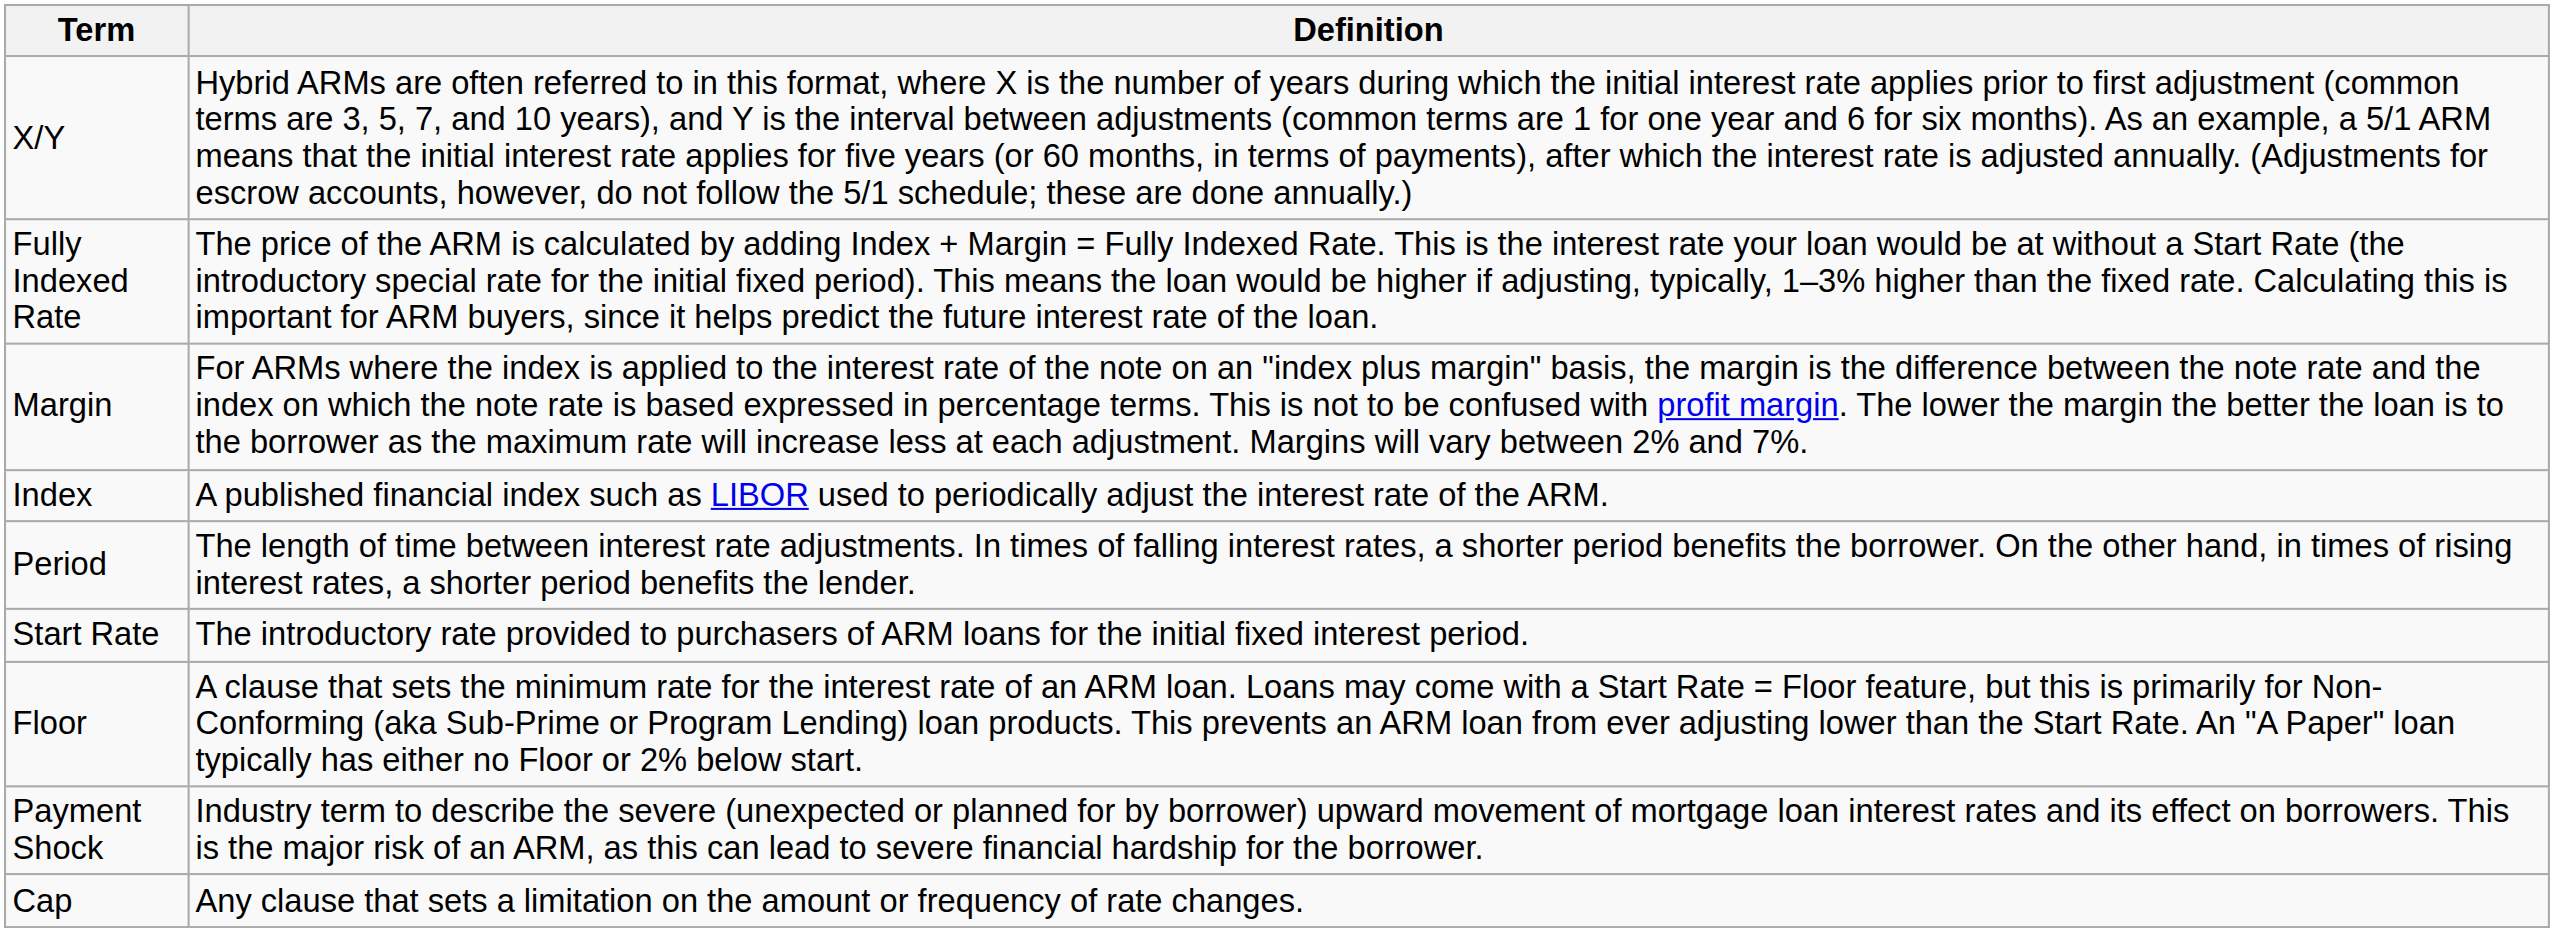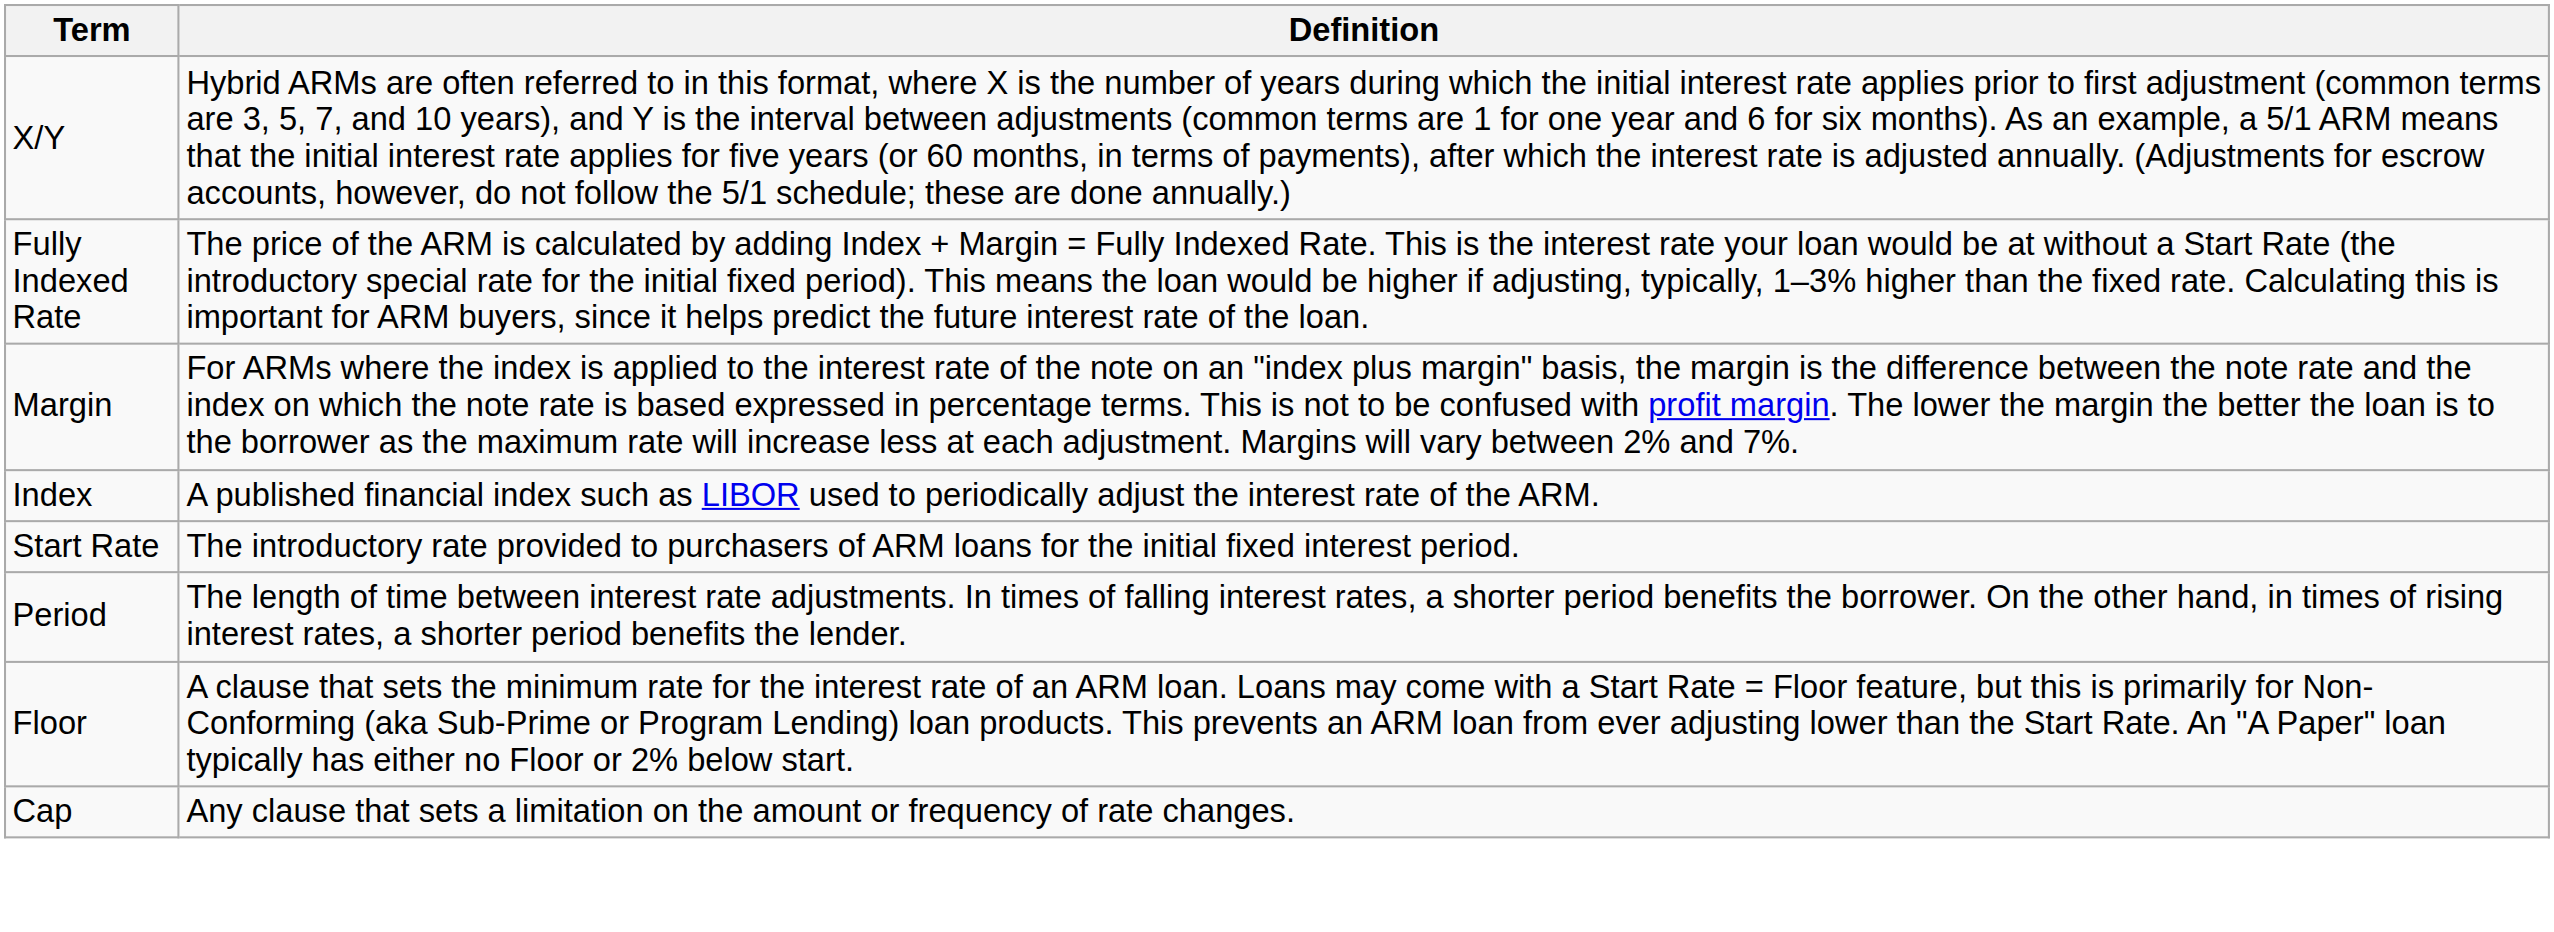rows swapped: (86, 634) <-> (60, 564)
- row: (77, 830)
